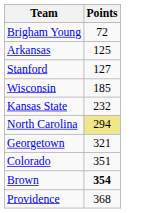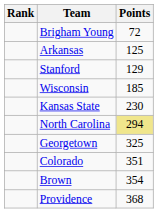+ column: (21, 13)
(102, 69) 127 -> (135, 69) 129
(102, 106) 232 -> (135, 106) 230
(102, 143) 321 -> (135, 143) 325
(102, 180) bold -> (135, 180) normal
